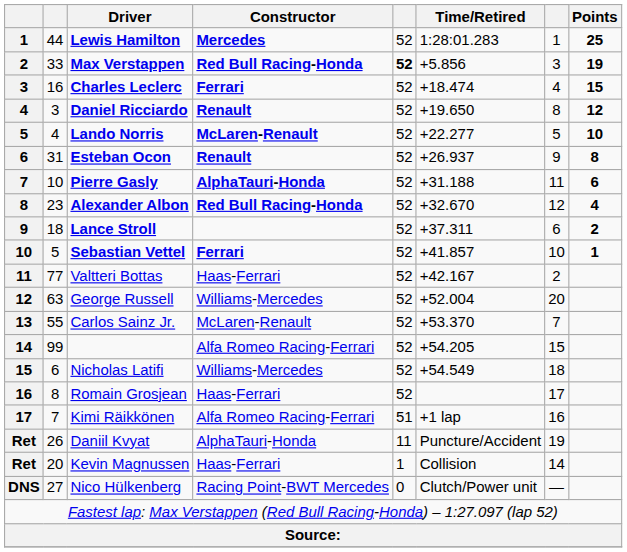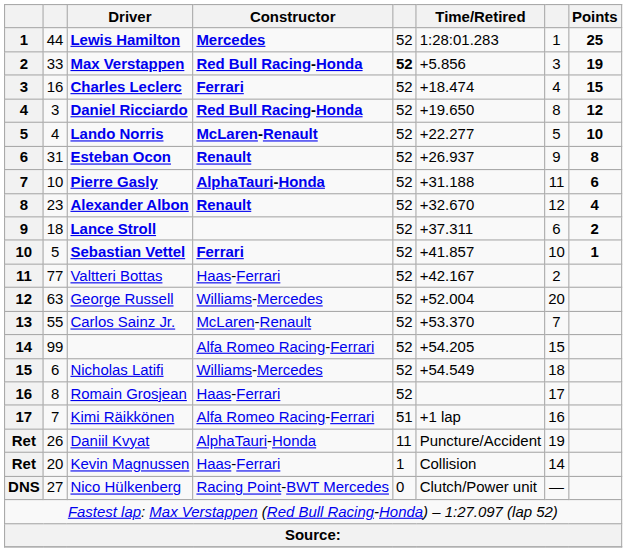(224, 110) Renault -> (279, 110) Red Bull Racing-Honda
(279, 205) Red Bull Racing-Honda -> (224, 205) Renault
